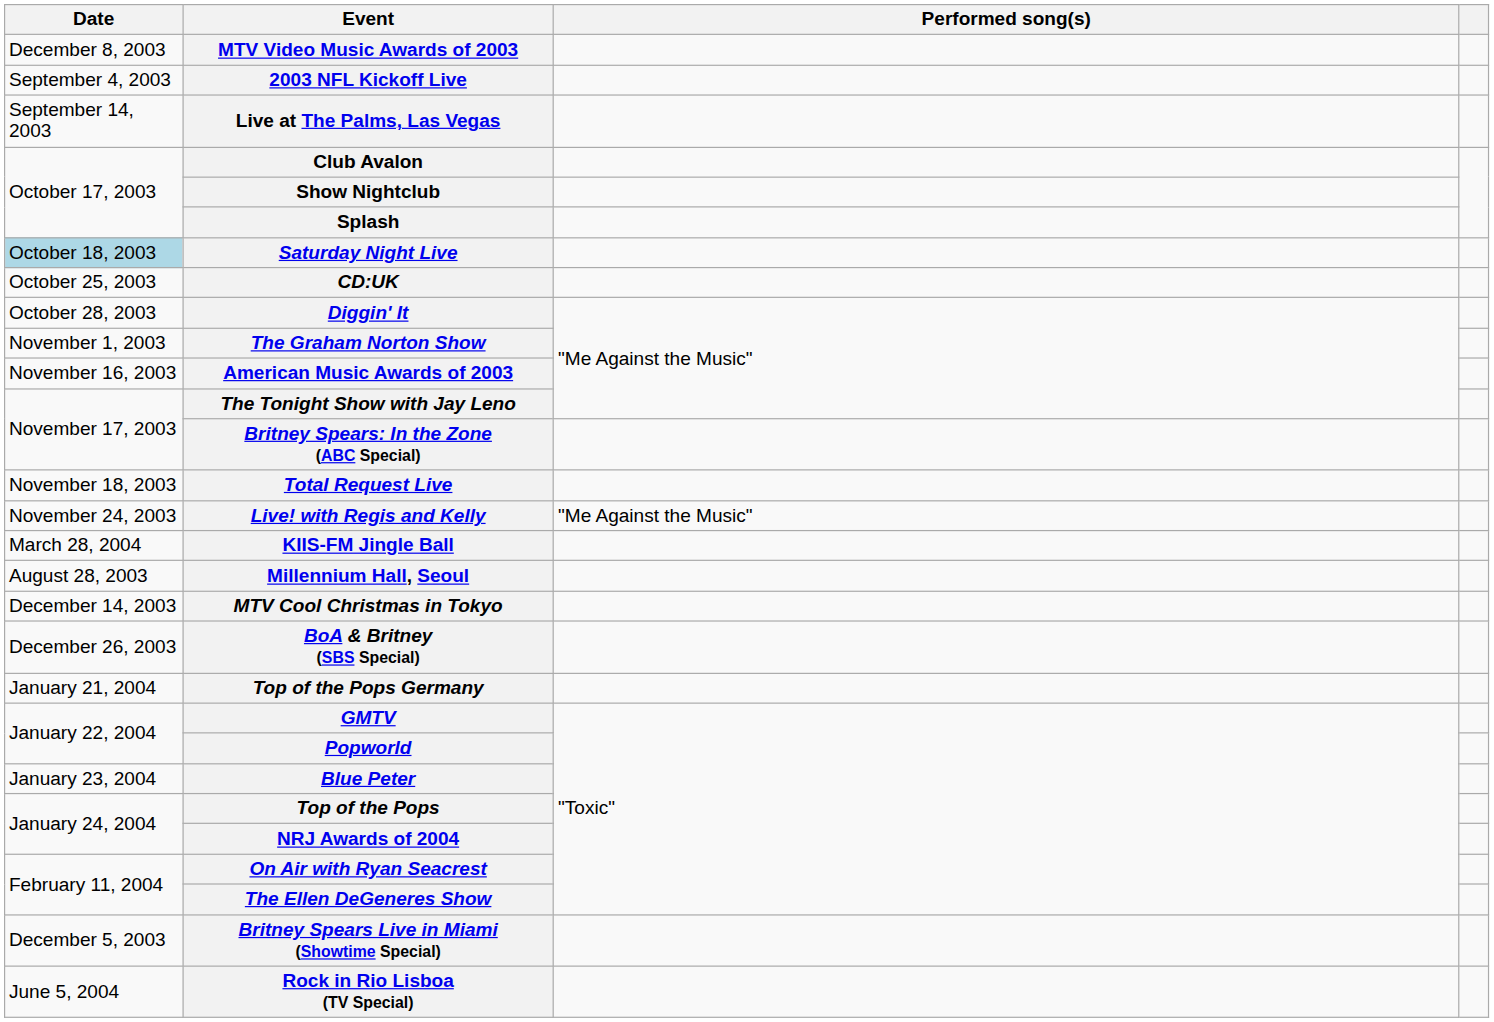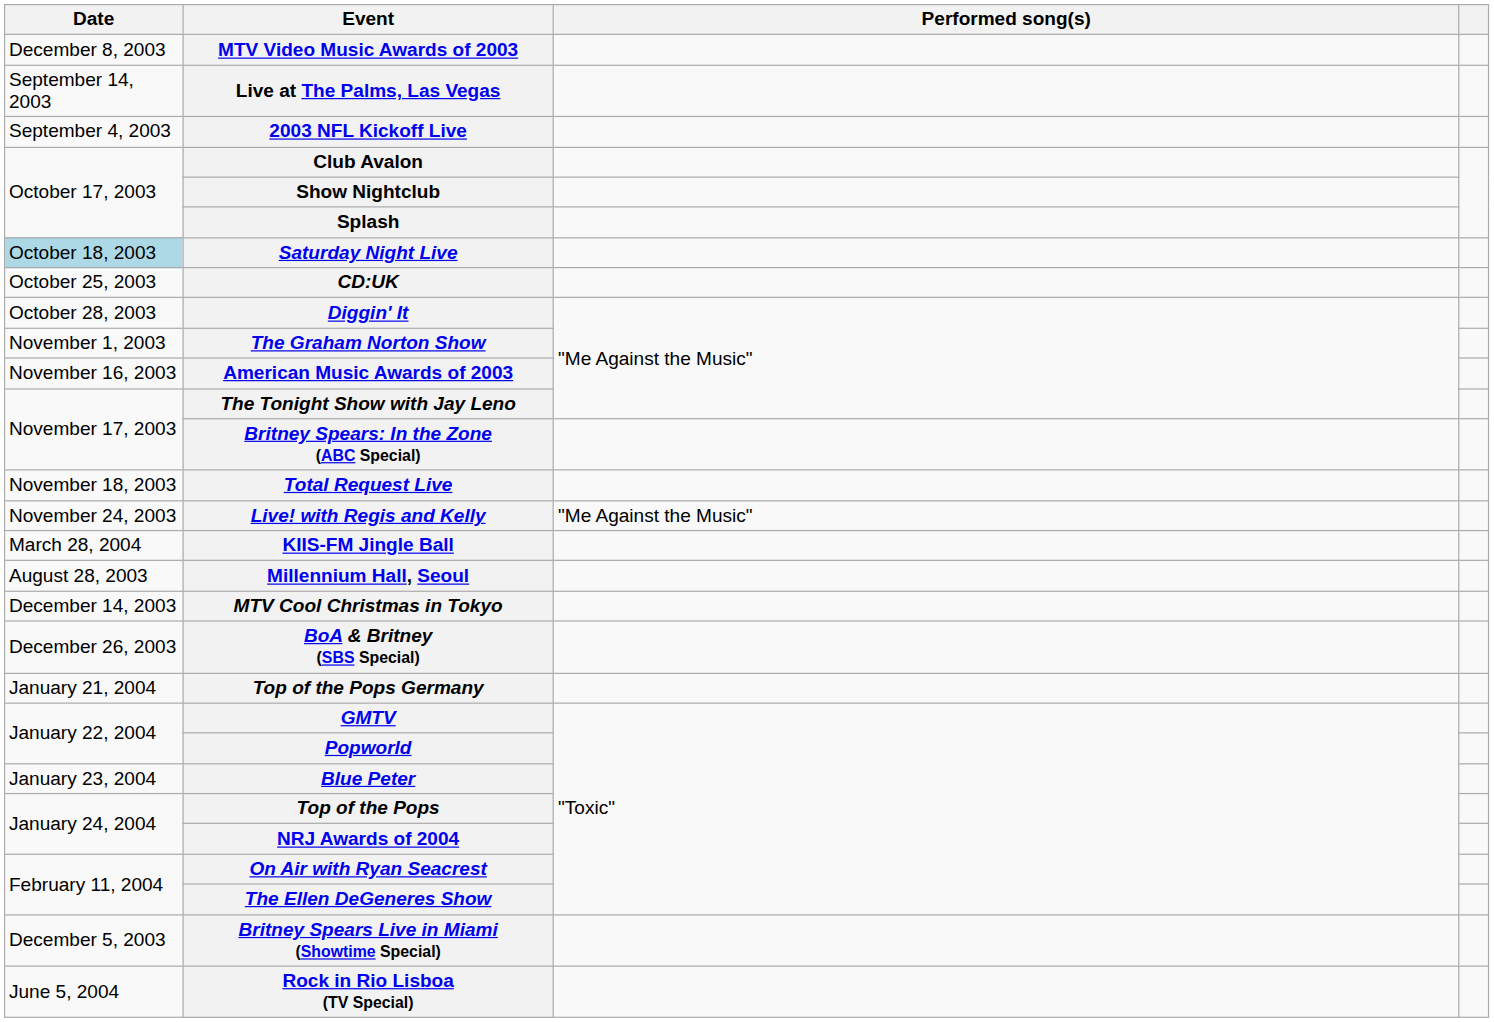rows swapped: (368, 79) <-> (368, 120)
